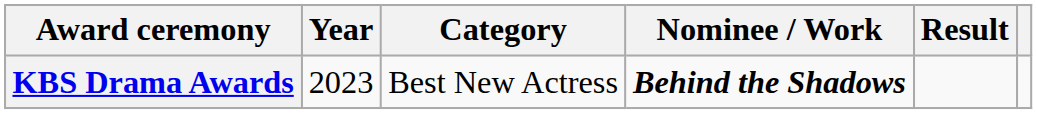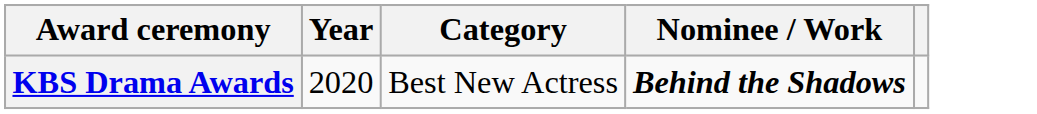- column: (965, 30)
(341, 81) 2023 -> (341, 81) 2020
